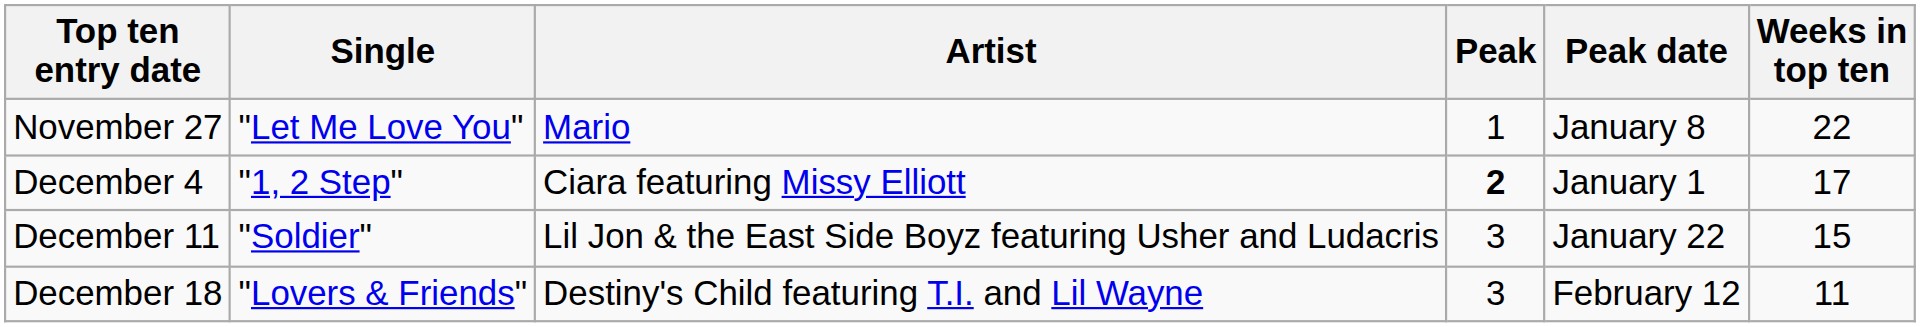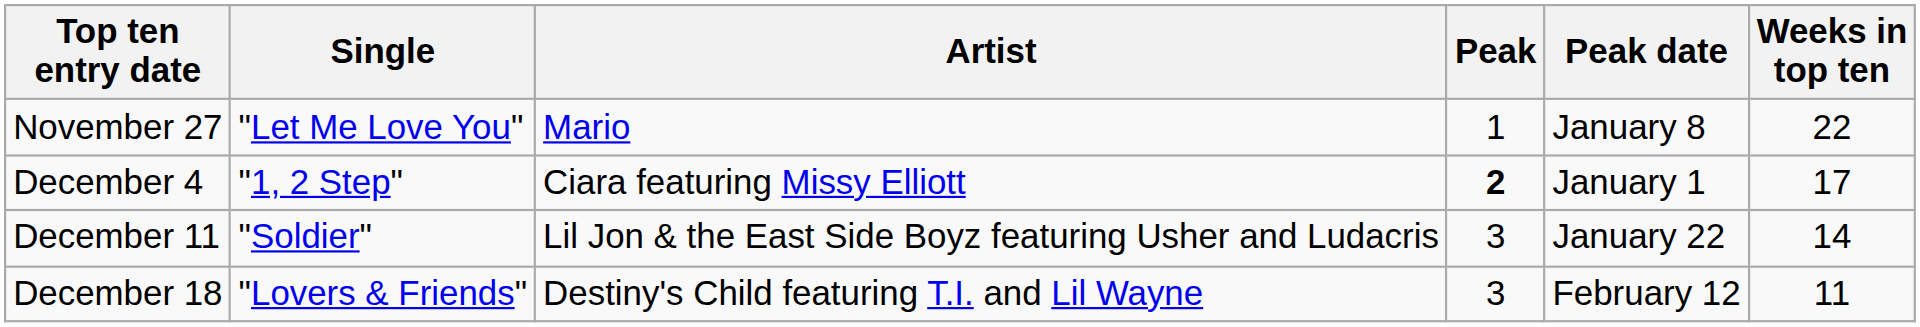(1832, 237) 15 -> (1832, 237) 14
